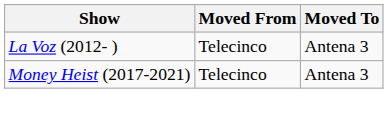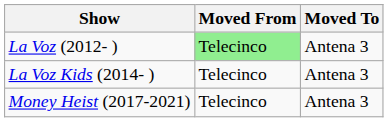(233, 46) no background -> (233, 46) lightgreen background
+ row: (81, 74)
